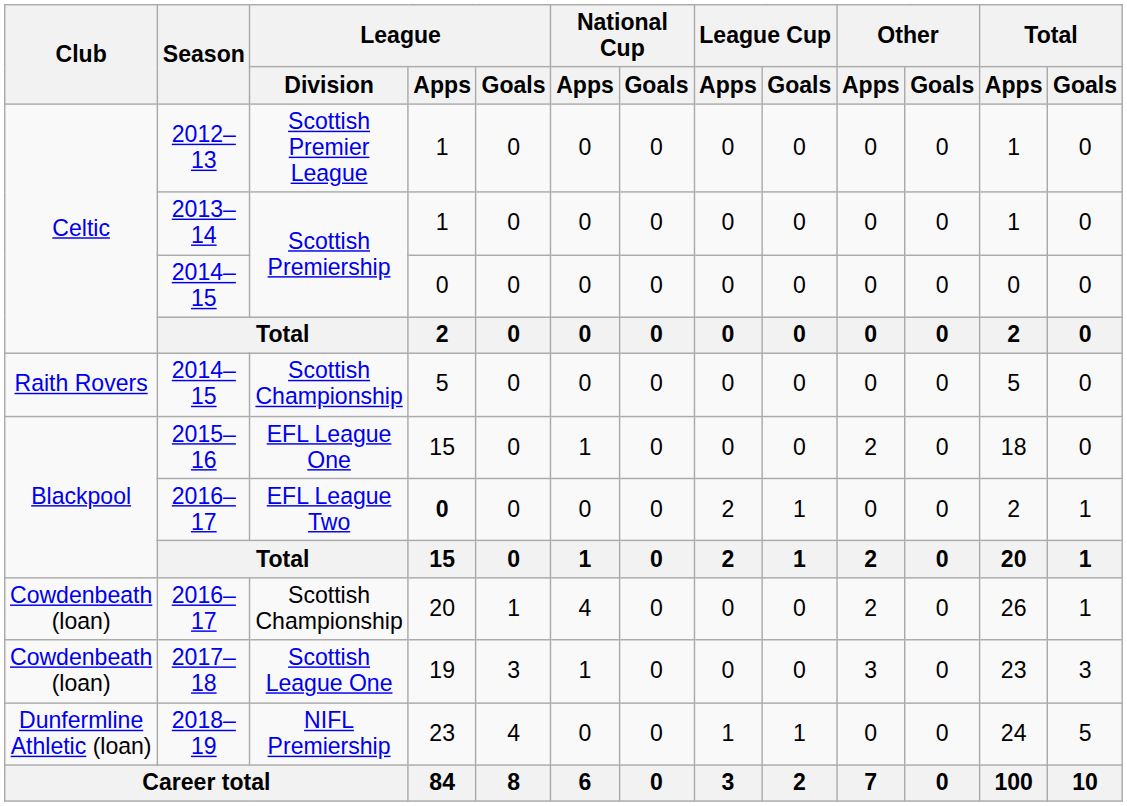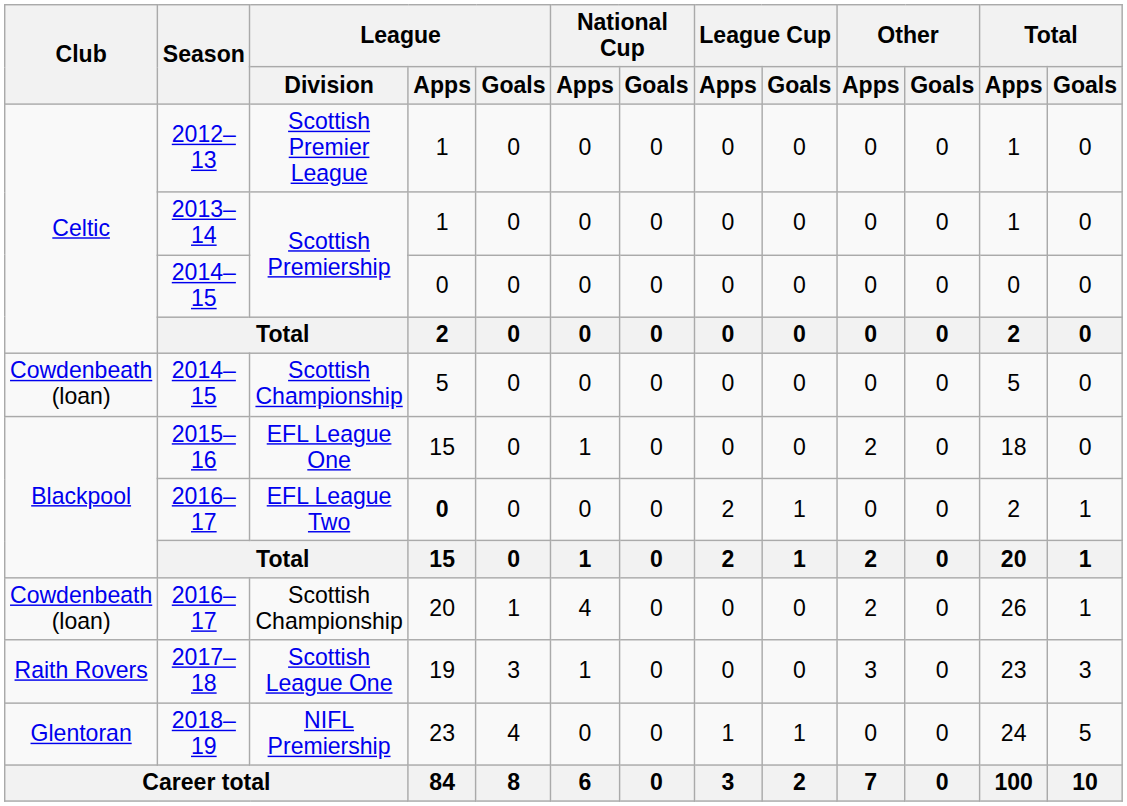(81, 384) Raith Rovers -> (81, 384) Cowdenbeath (loan)
(81, 670) Cowdenbeath (loan) -> (81, 670) Raith Rovers
(81, 733) Dunfermline Athletic (loan) -> (81, 733) Glentoran
